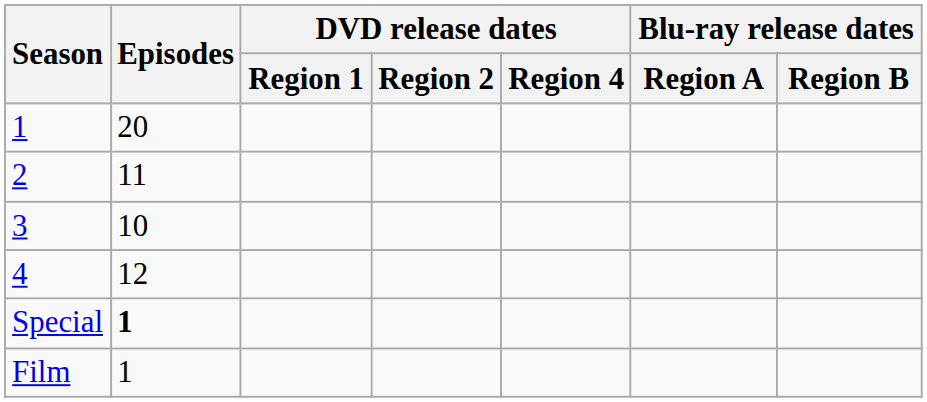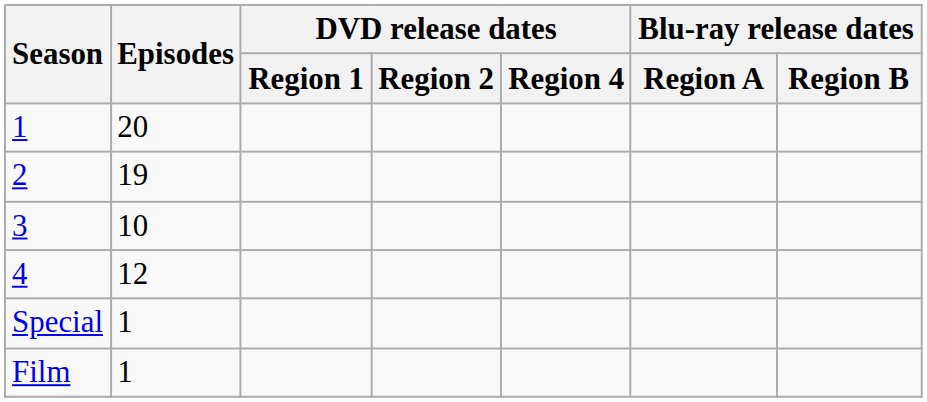(132, 175) 11 -> (133, 175) 19
(125, 322) bold -> (125, 322) normal
